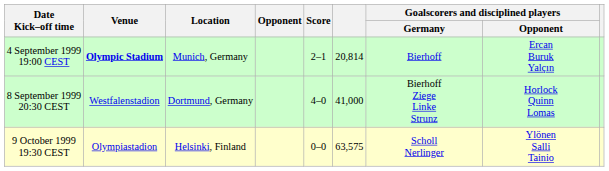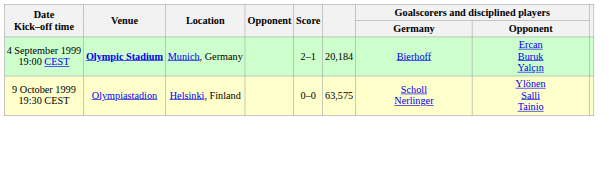(349, 56) 20,814 -> (339, 56) 20,184
- row: (44, 101)
